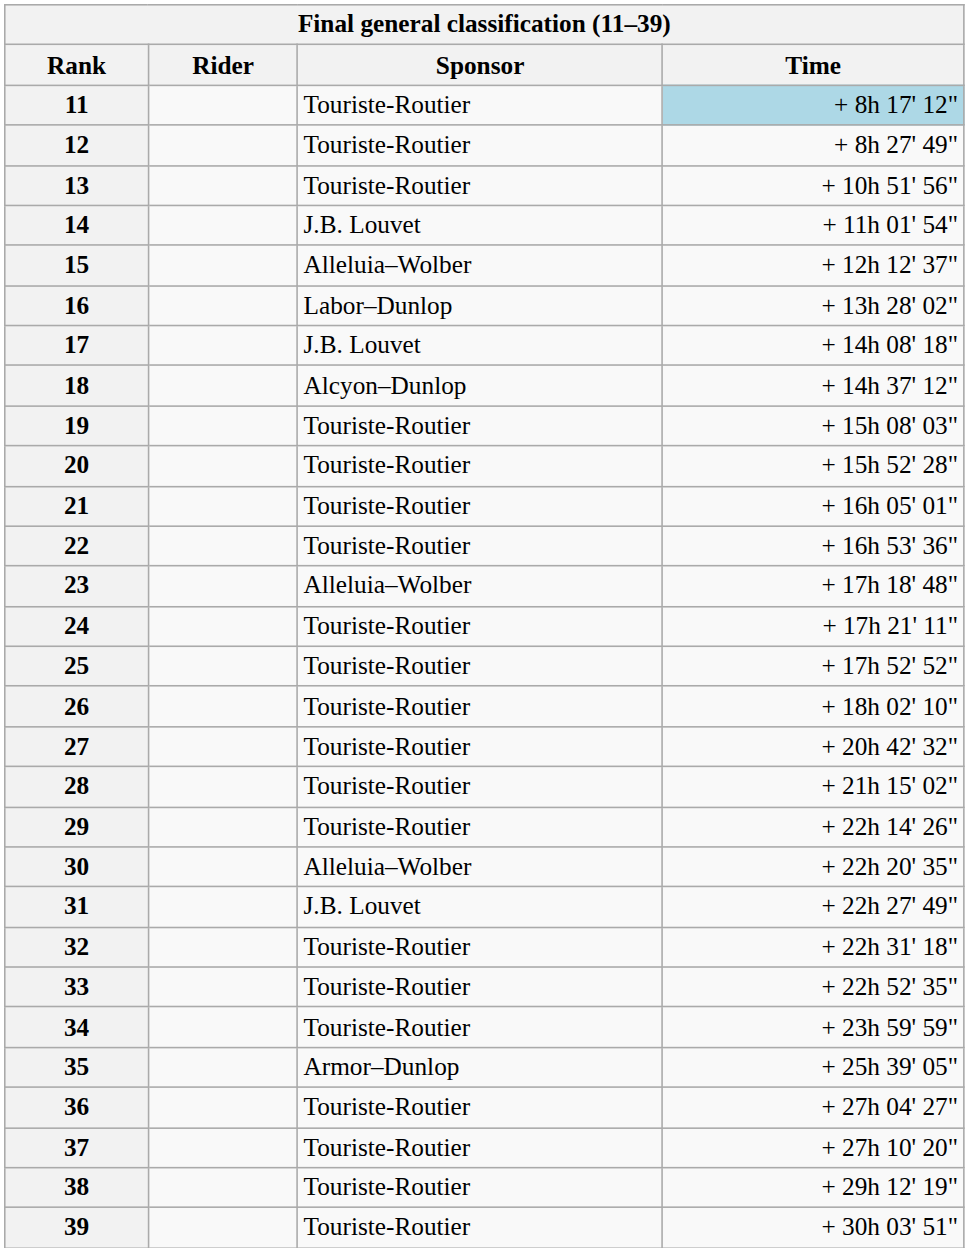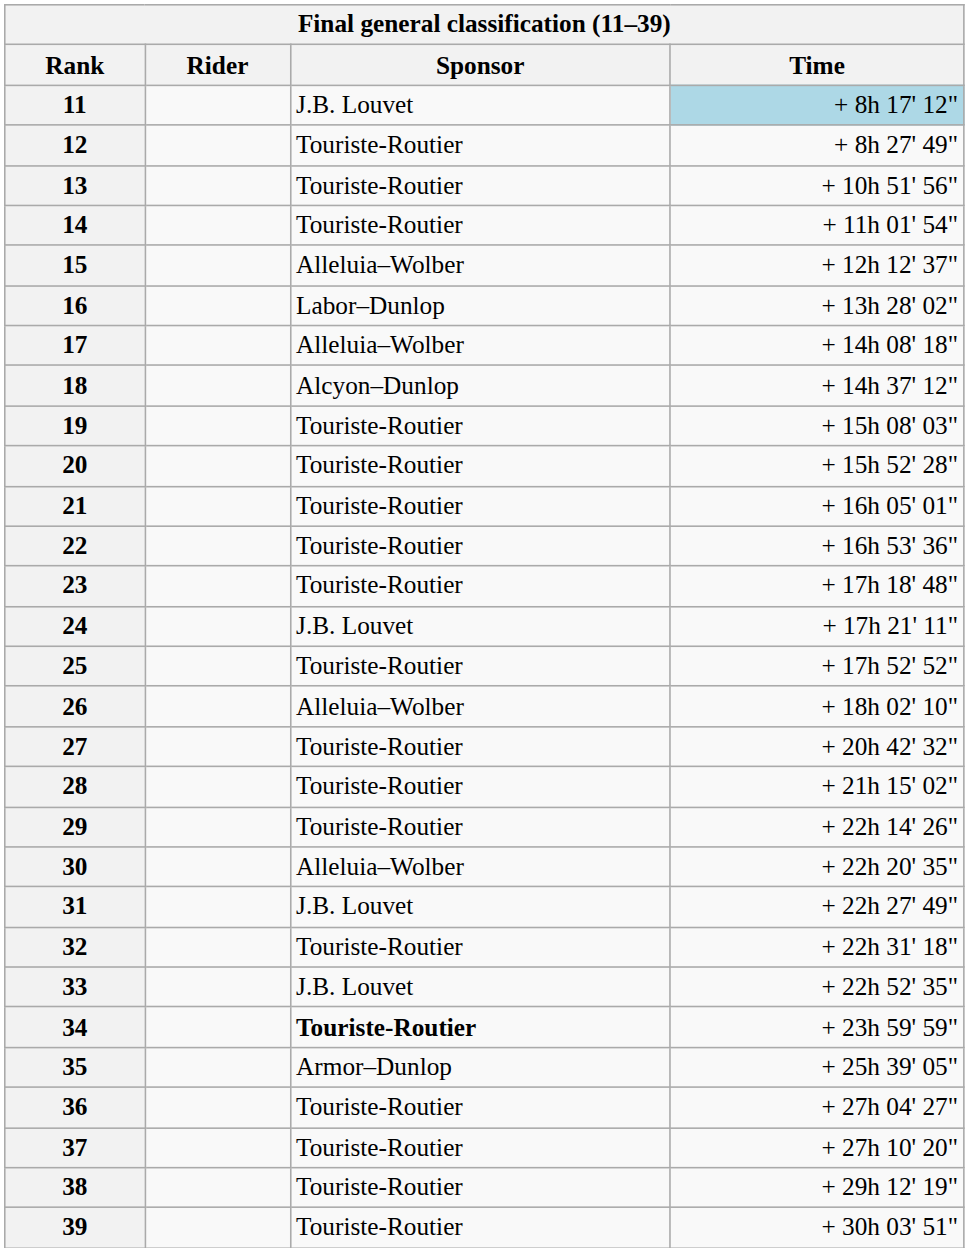(387, 104) Touriste-Routier -> (355, 104) J.B. Louvet
(362, 225) J.B. Louvet -> (379, 225) Touriste-Routier
(362, 345) J.B. Louvet -> (380, 345) Alleluia–Wolber
(387, 585) Alleluia–Wolber -> (379, 585) Touriste-Routier
(387, 625) Touriste-Routier -> (355, 625) J.B. Louvet
(387, 706) Touriste-Routier -> (380, 706) Alleluia–Wolber
(387, 986) Touriste-Routier -> (355, 986) J.B. Louvet
(387, 1026) normal -> (386, 1026) bold
